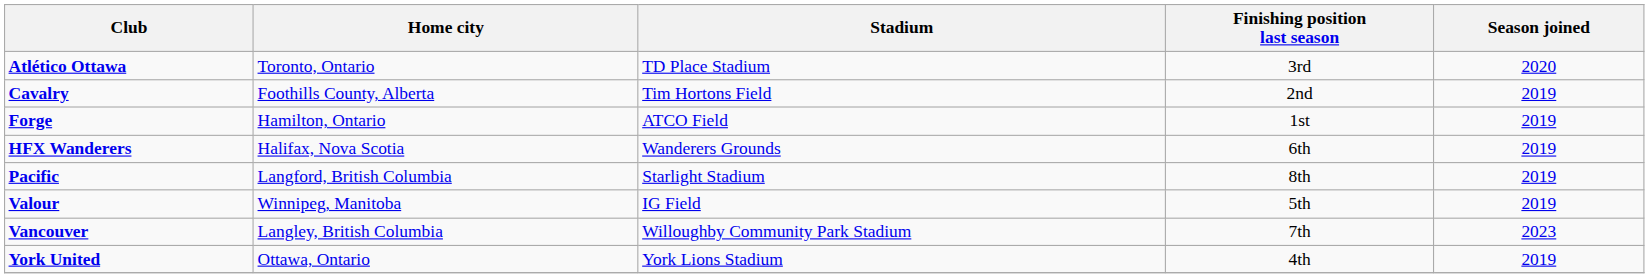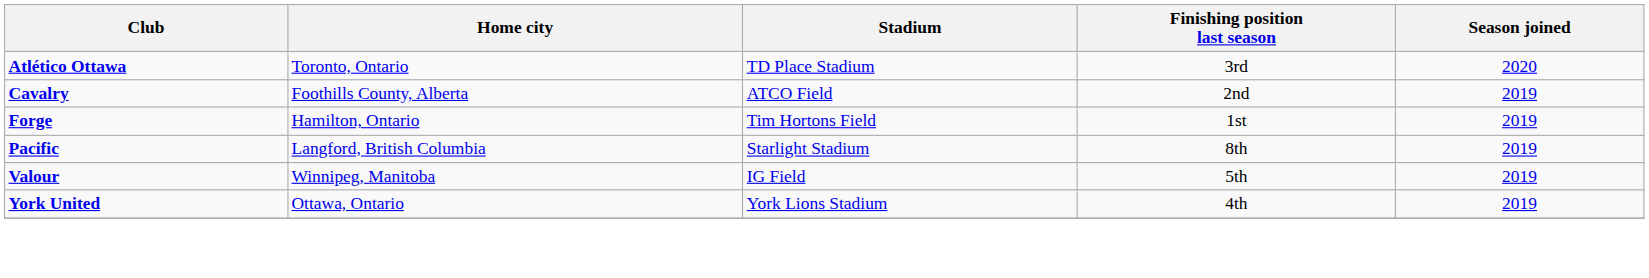(707, 93) Tim Hortons Field -> (790, 93) ATCO Field
(685, 120) ATCO Field -> (811, 120) Tim Hortons Field
- row: (70, 148)
- row: (48, 231)
